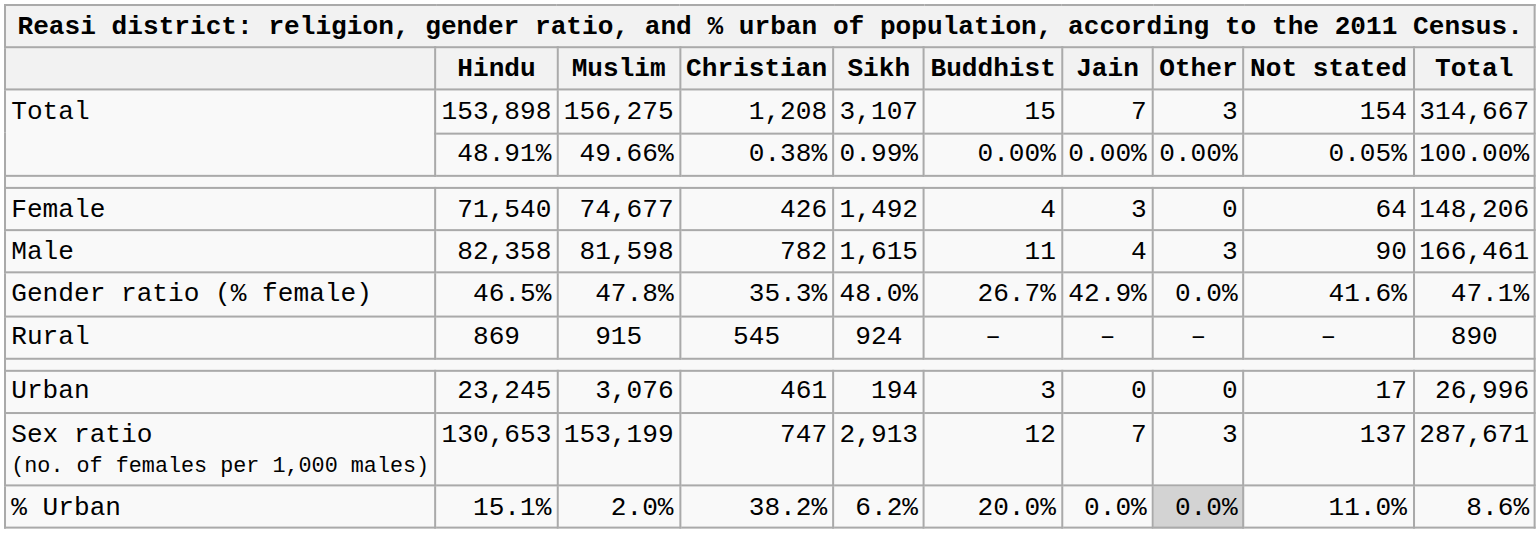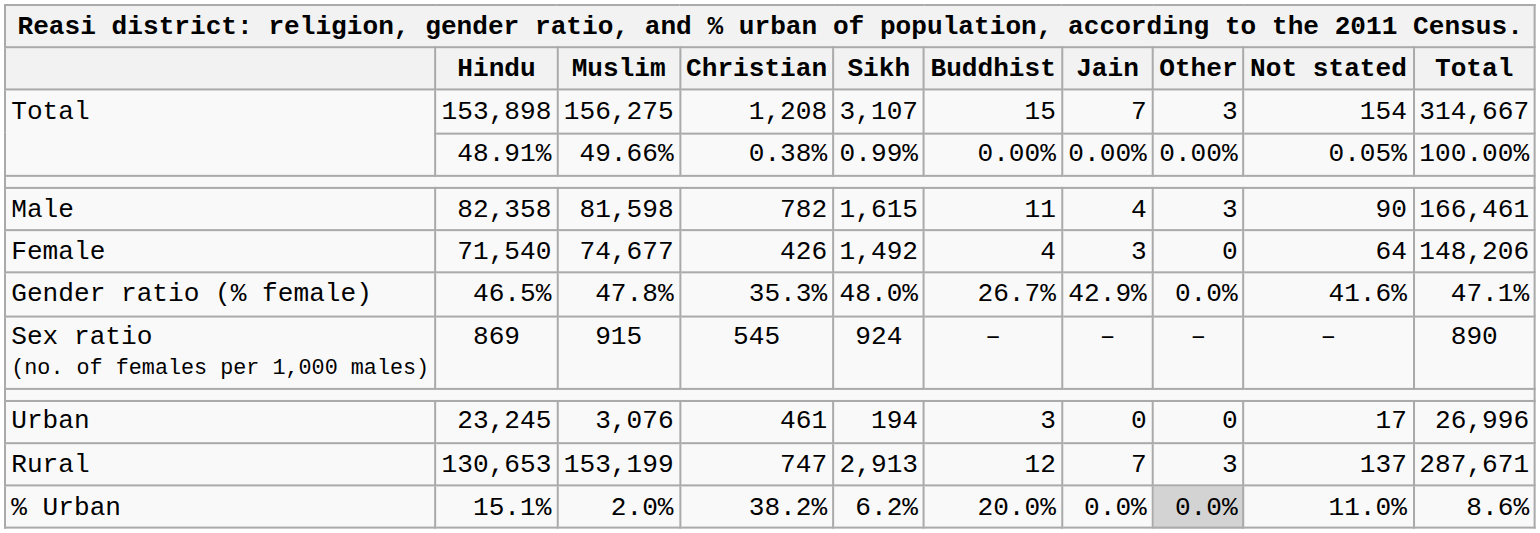rows swapped: (504, 252) <-> (504, 209)
(50, 337) Rural -> (220, 351) Sex ratio (no. of females per 1,000 males)
(220, 449) Sex ratio (no. of females per 1,000 males) -> (50, 465) Rural
